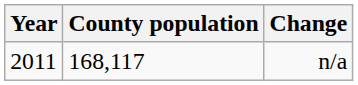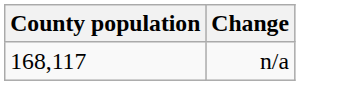- column: (34, 23)
